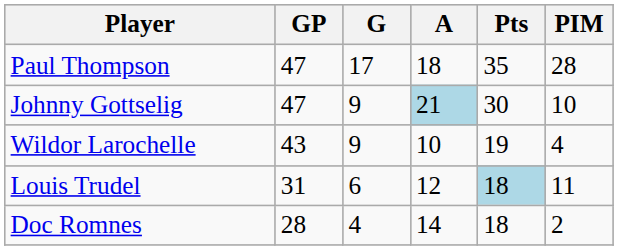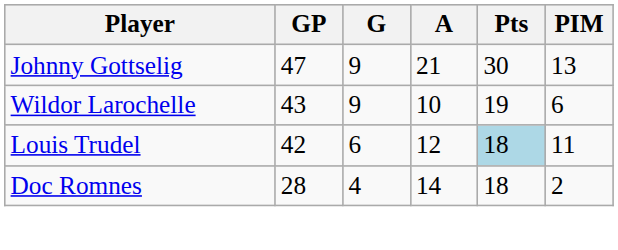- row: (90, 64)
(429, 104) lightblue background -> (429, 64) no background
(564, 104) 10 -> (564, 64) 13
(557, 144) 4 -> (557, 104) 6
(293, 184) 31 -> (293, 144) 42
